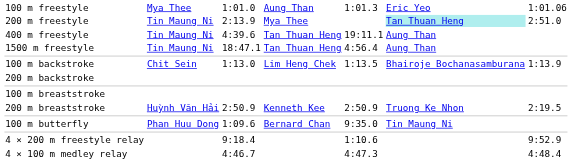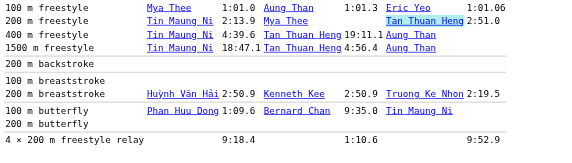- row: (50, 64)
+ row: (47, 124)
- row: (66, 154)
